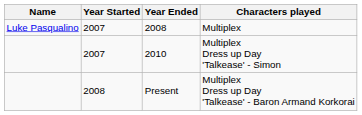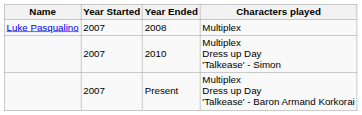(94, 91) 2008 -> (94, 91) 2007
